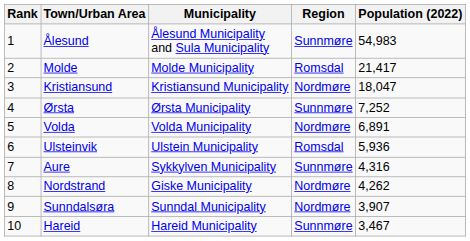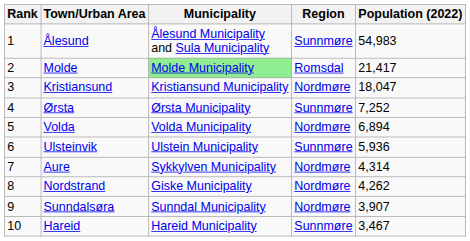(203, 68) no background -> (203, 68) lightgreen background
(374, 127) 6,891 -> (374, 127) 6,894
(319, 147) Romsdal -> (323, 147) Sunnmøre
(323, 166) Sunnmøre -> (322, 166) Nordmøre
(374, 166) 4,316 -> (374, 166) 4,314
